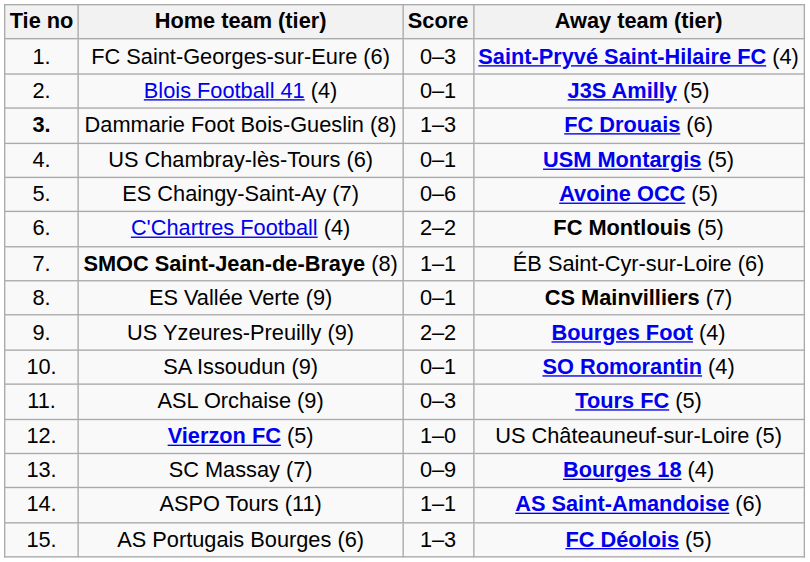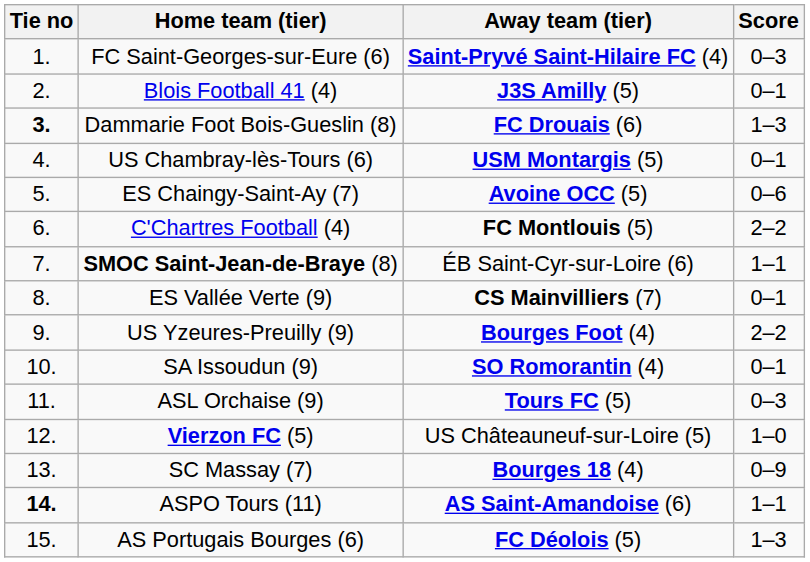columns swapped: (438, 21) <-> (639, 21)
(42, 504) normal -> (42, 504) bold
